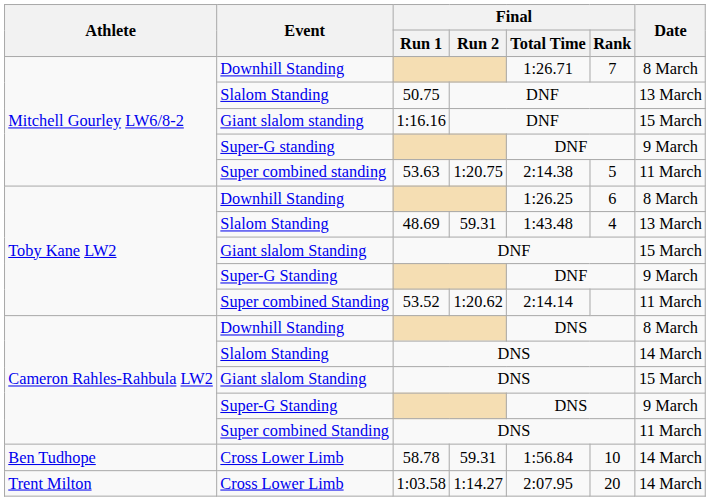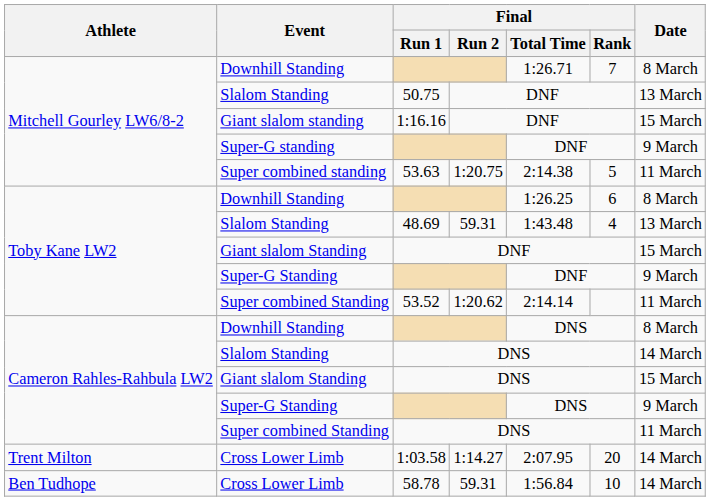rows swapped: (282, 483) <-> (282, 457)
